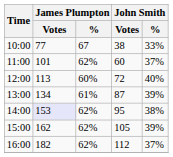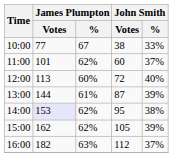(43, 95) 134 -> (43, 95) 144
(88, 144) 62% -> (88, 144) 63%
